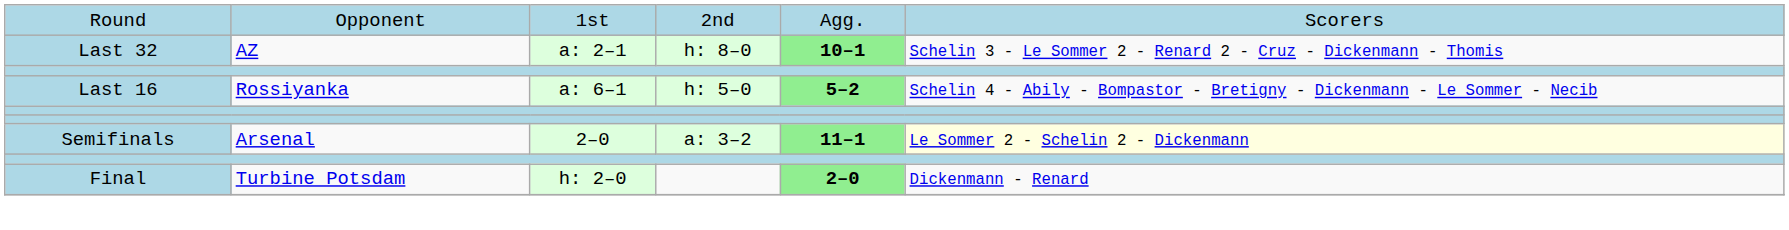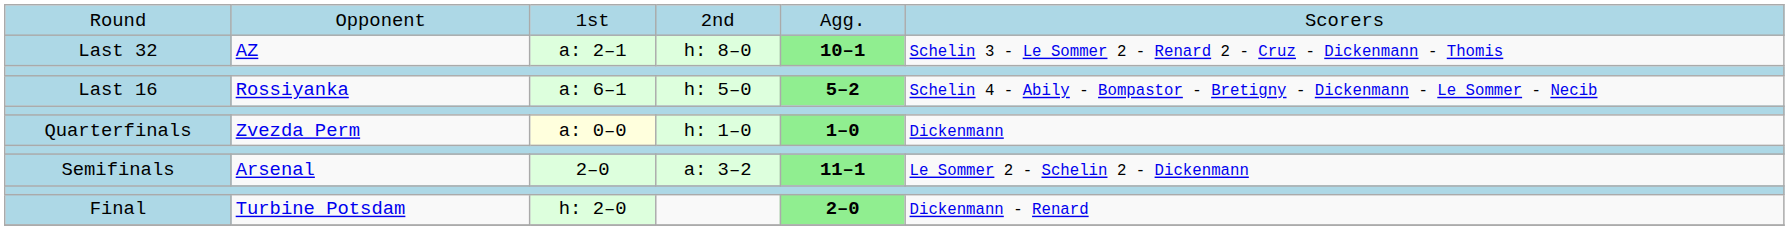+ row: (118, 130)
(1079, 140) lightyellow background -> (1079, 171) no background
